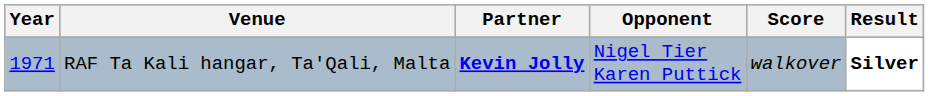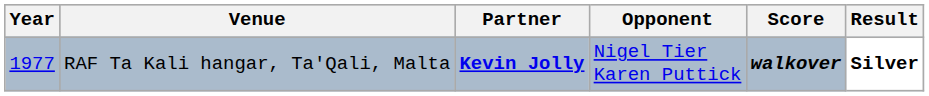(32, 64) 1971 -> (32, 64) 1977
(796, 64) normal -> (796, 64) bold
